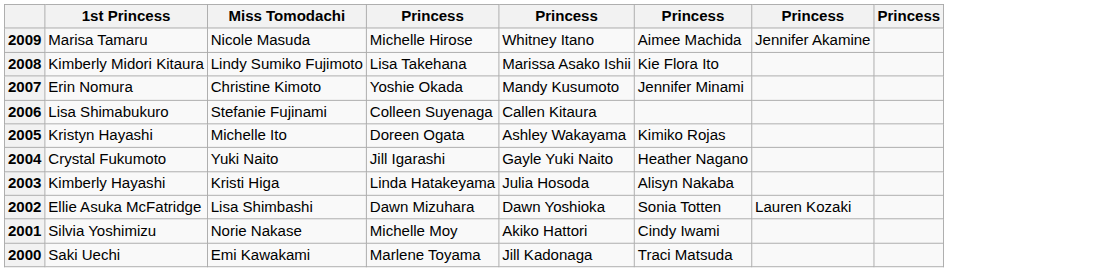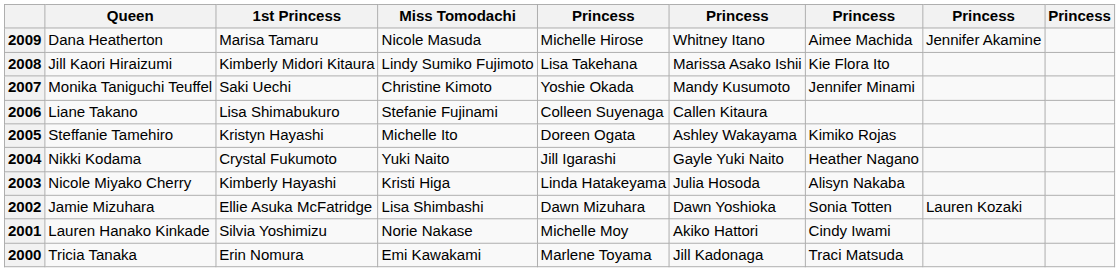+ column: (130, 16)
(91, 87) Erin Nomura -> (255, 87) Saki Uechi
(84, 254) Saki Uechi -> (261, 254) Erin Nomura
